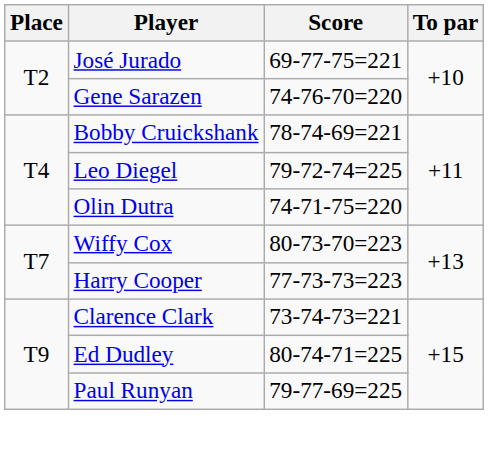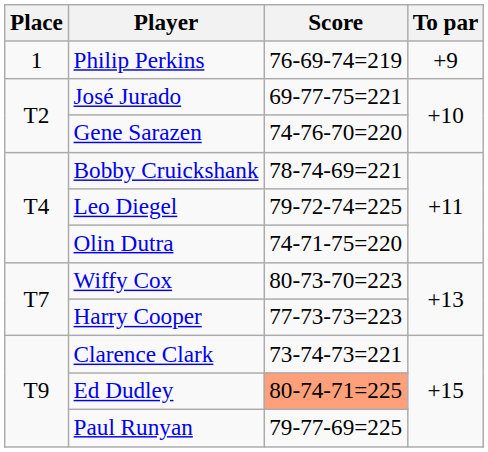+ row: (139, 59)
(336, 354) no background -> (336, 390) lightsalmon background
